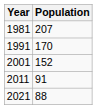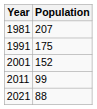(44, 46) 170 -> (44, 46) 175
(41, 79) 91 -> (41, 79) 99
